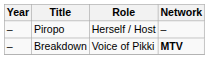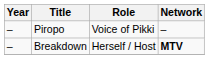(124, 29) Herself / Host -> (123, 29) Voice of Pikki
(123, 46) Voice of Pikki -> (124, 46) Herself / Host
